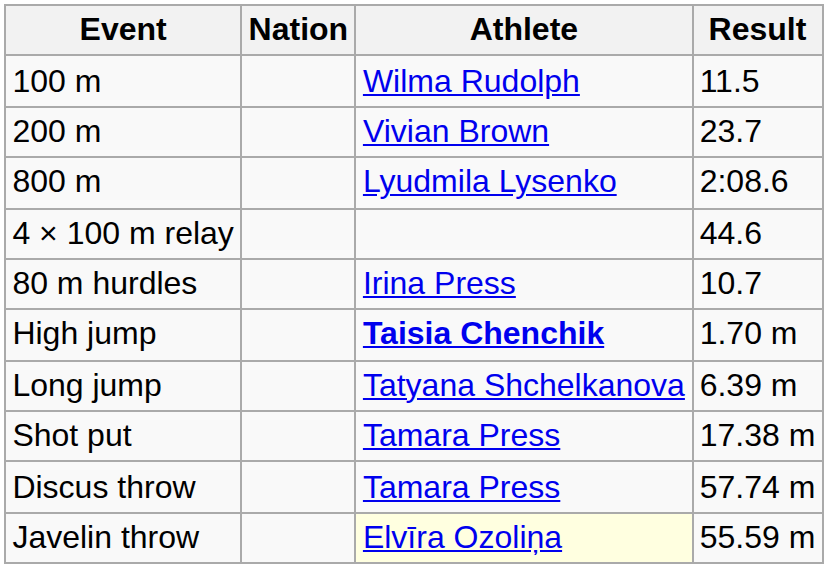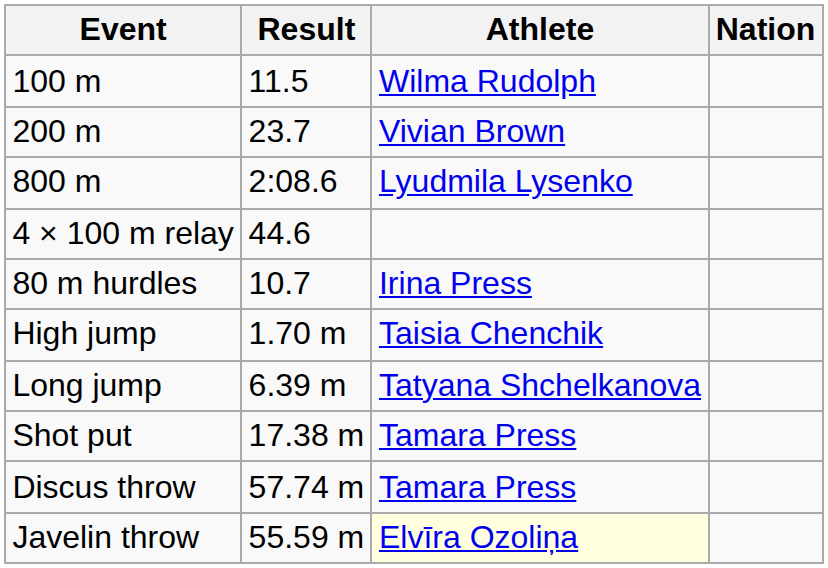columns swapped: (757, 29) <-> (298, 29)
(484, 334) bold -> (491, 334) normal
